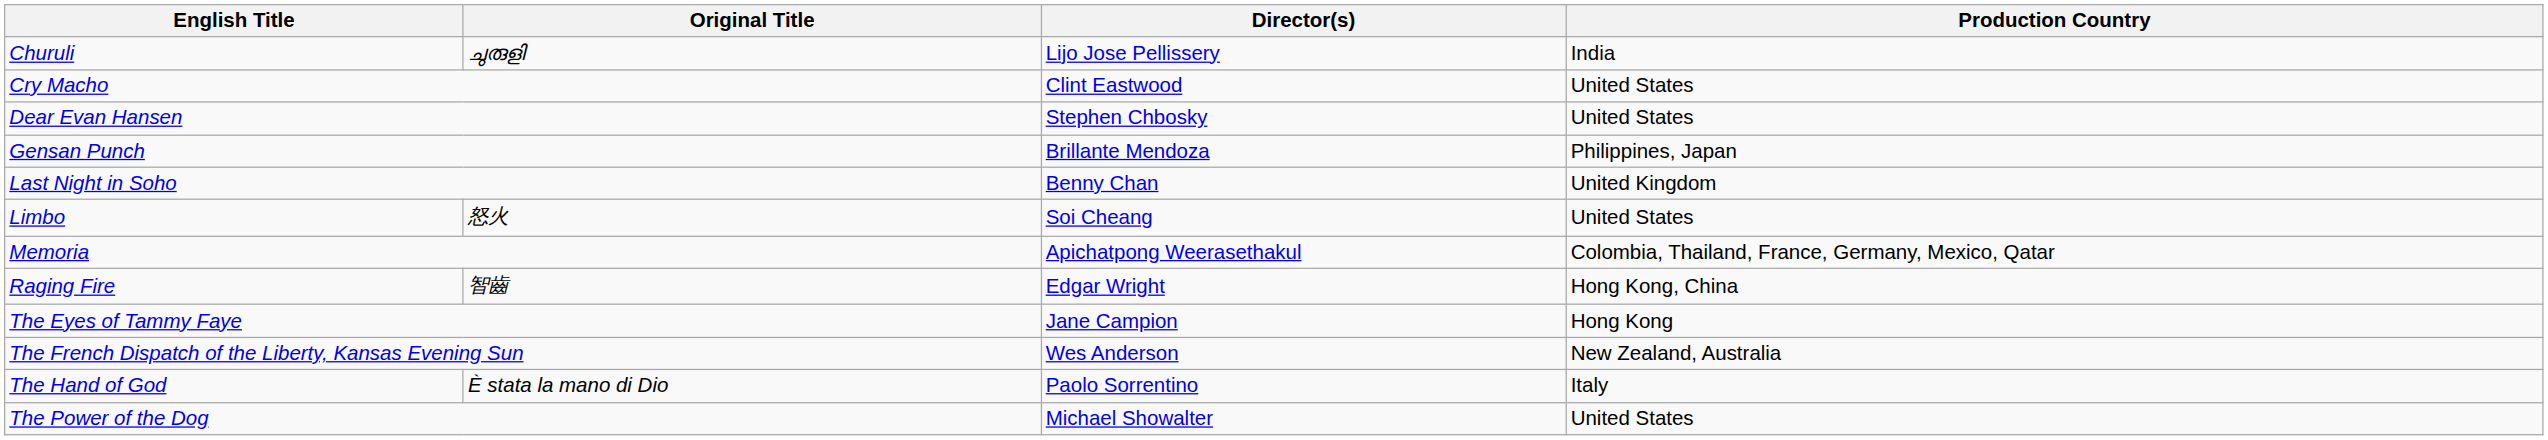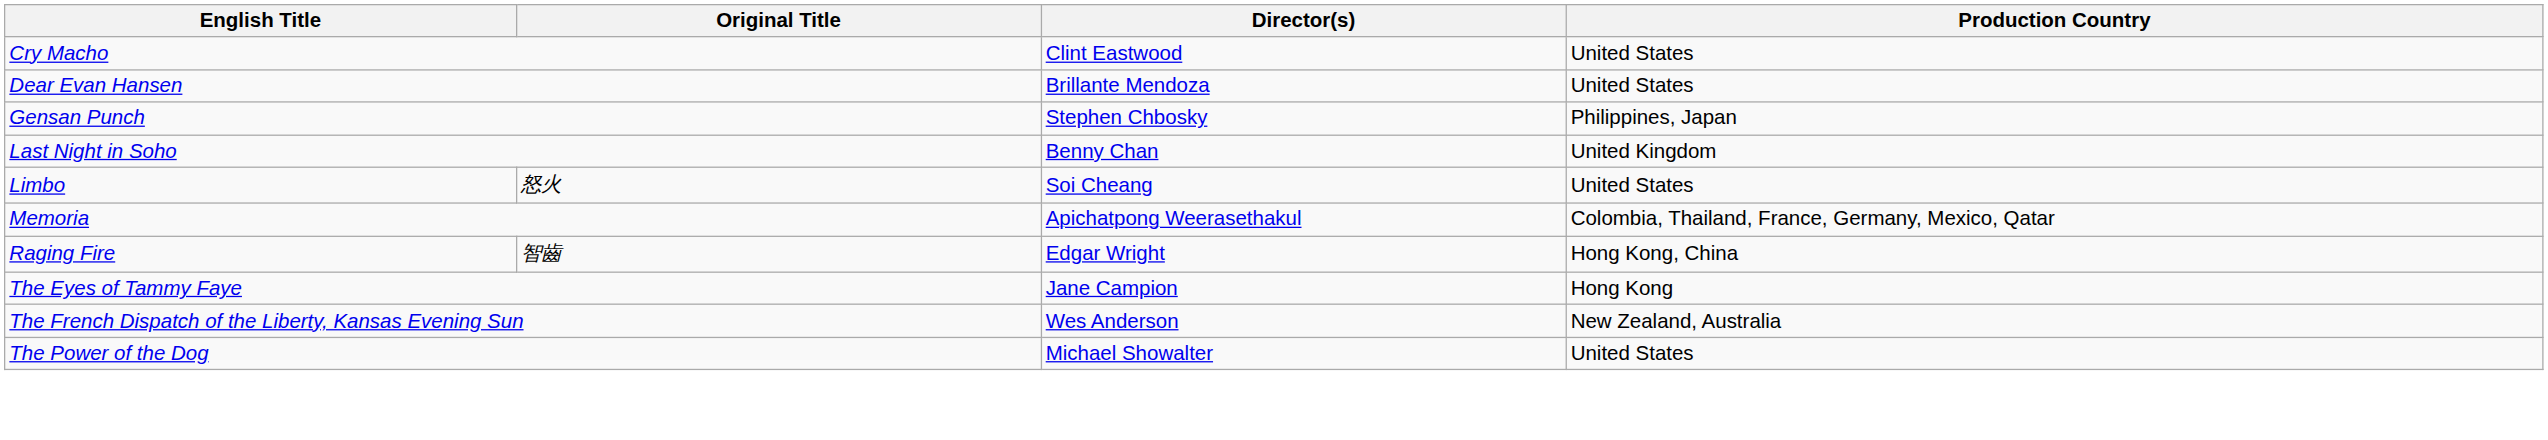- row: (42, 53)
(1127, 118) Stephen Chbosky -> (1128, 85) Brillante Mendoza
(1128, 150) Brillante Mendoza -> (1127, 118) Stephen Chbosky
- row: (88, 385)
